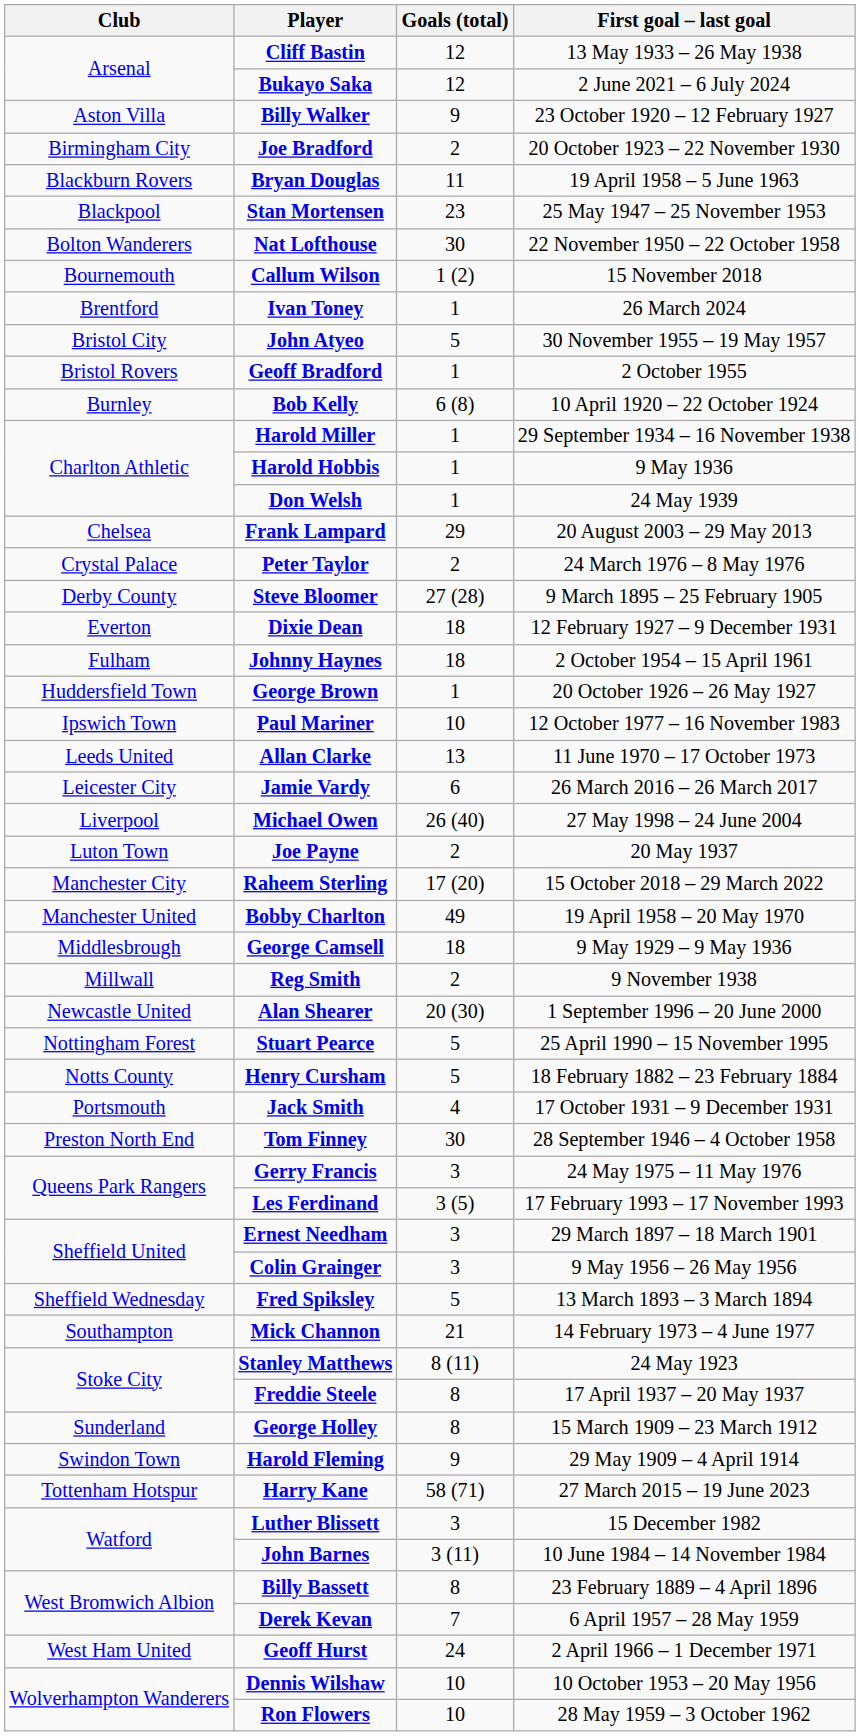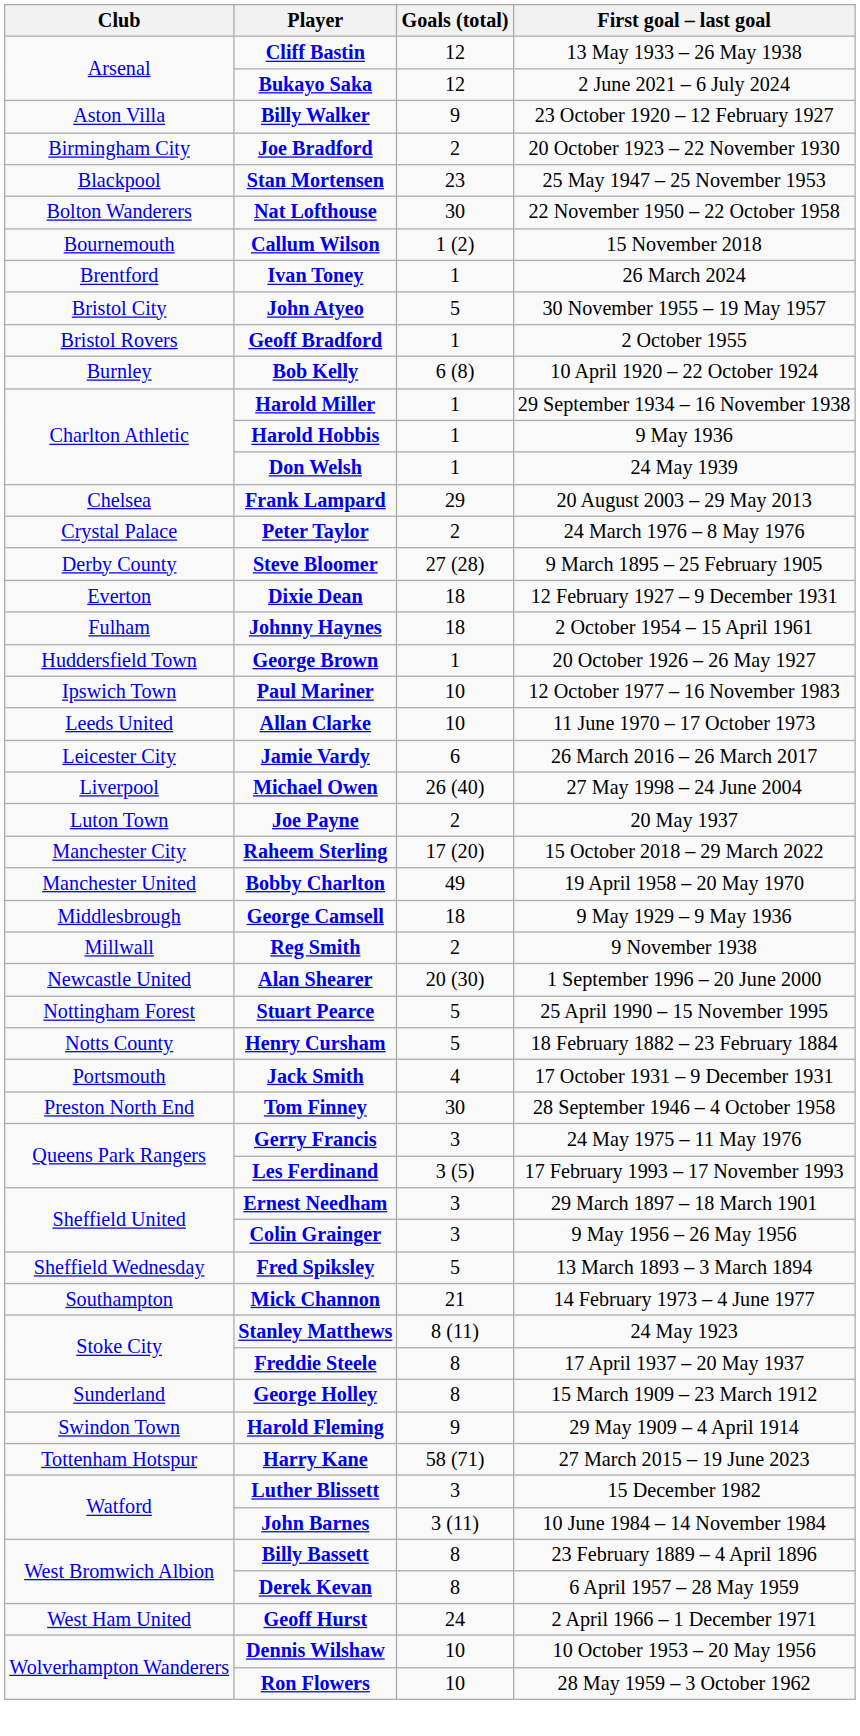- row: (315, 180)
(455, 755) 13 -> (455, 723) 10
(455, 1619) 7 -> (455, 1587) 8
